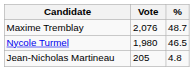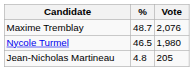columns swapped: (148, 12) <-> (178, 12)
